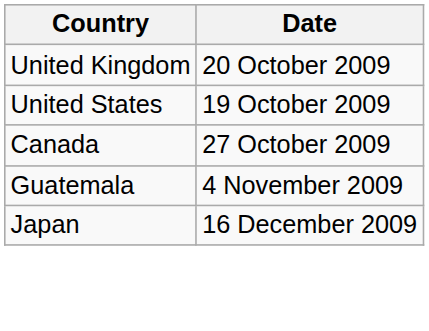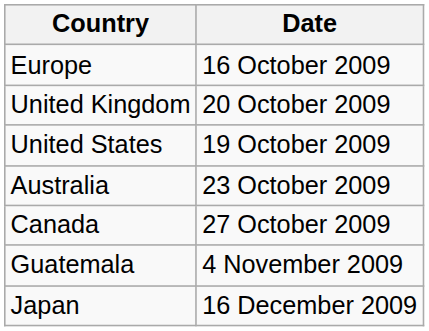+ row: (51, 64)
+ row: (60, 184)
